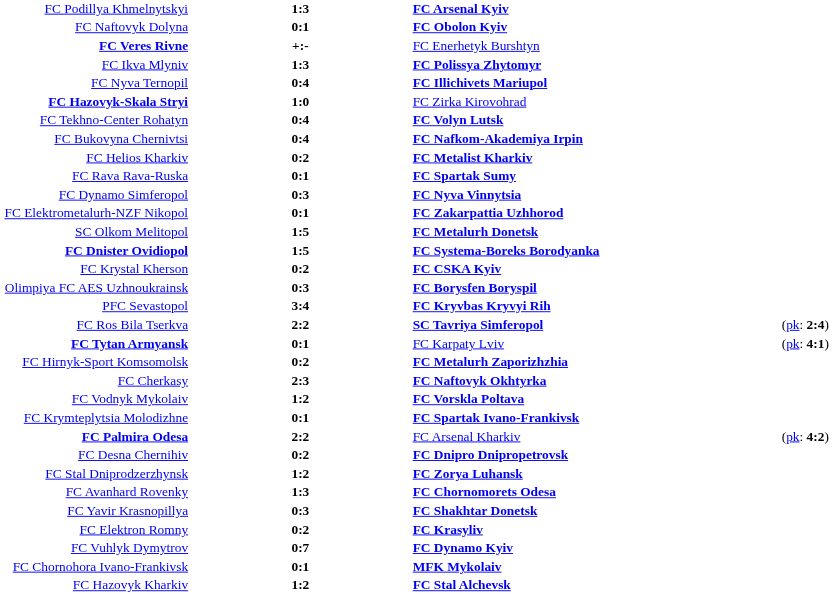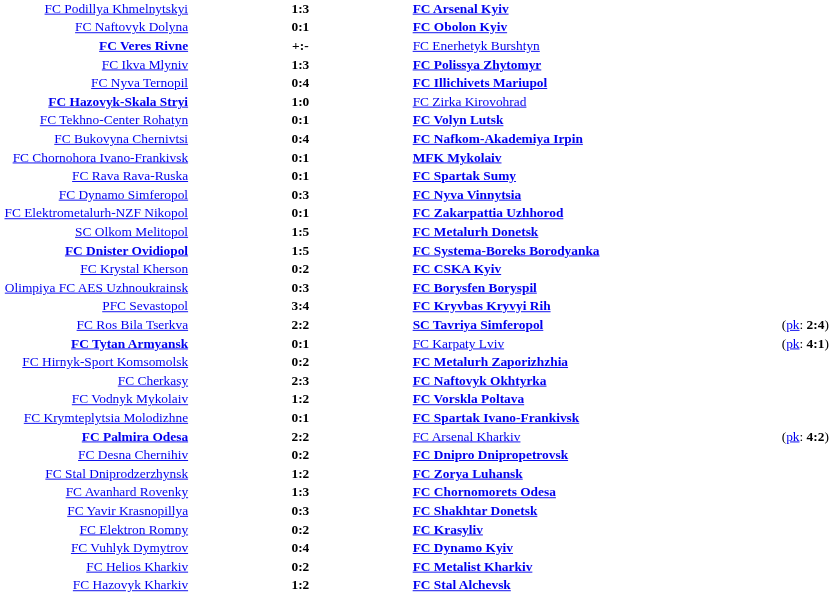(300, 120) 0:4 -> (300, 120) 0:1
rows swapped: (100, 566) <-> (137, 157)
(300, 547) 0:7 -> (300, 547) 0:4
